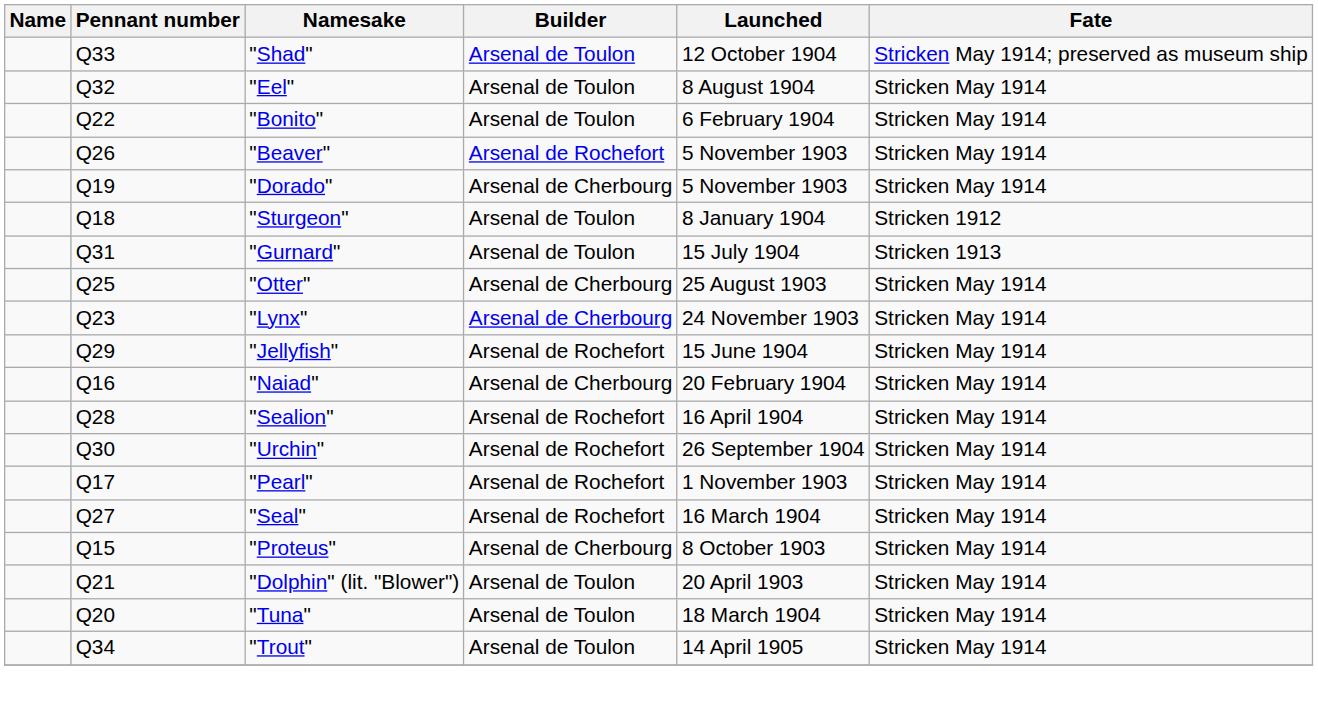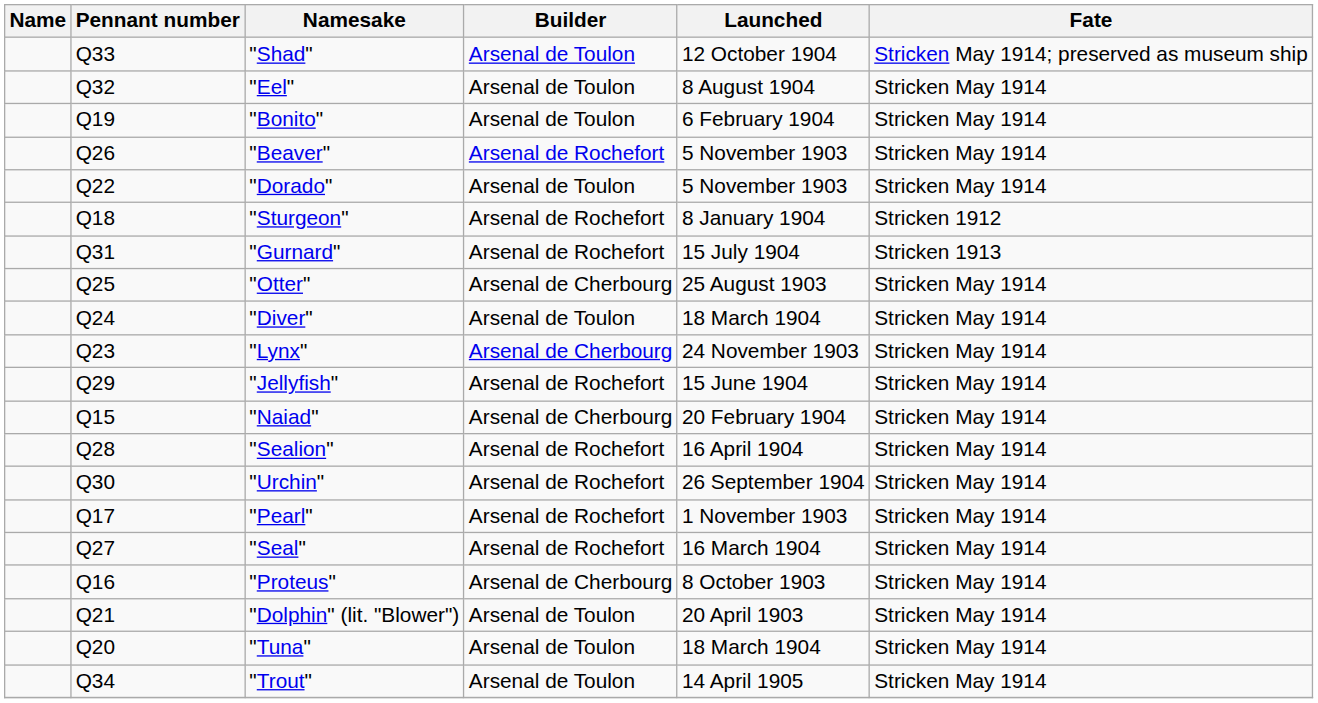(95, 119) Q22 -> (95, 119) Q19
(95, 185) Q19 -> (95, 185) Q22
(571, 185) Arsenal de Cherbourg -> (552, 185) Arsenal de Toulon
(552, 218) Arsenal de Toulon -> (567, 218) Arsenal de Rochefort
(552, 251) Arsenal de Toulon -> (567, 251) Arsenal de Rochefort
+ row: (281, 317)
(95, 383) Q16 -> (95, 416) Q15
(95, 548) Q15 -> (95, 581) Q16
